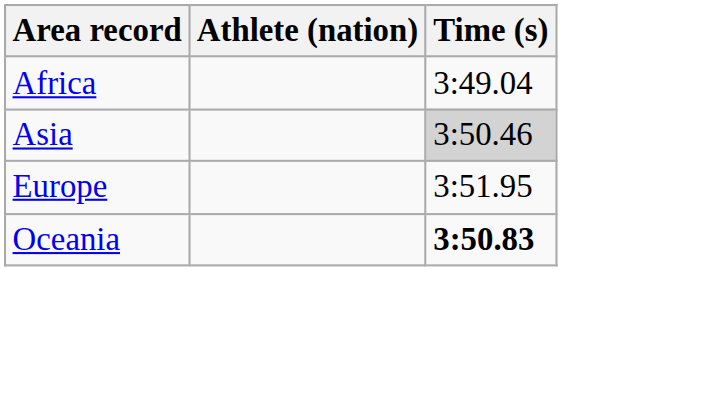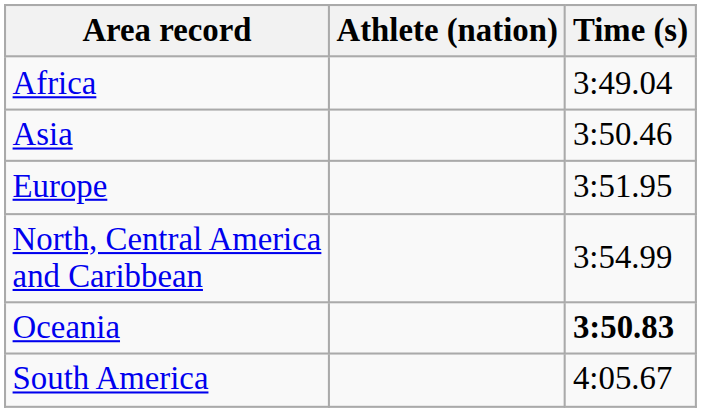(483, 134) lightgrey background -> (623, 134) no background
+ row: (167, 257)
+ row: (111, 379)
